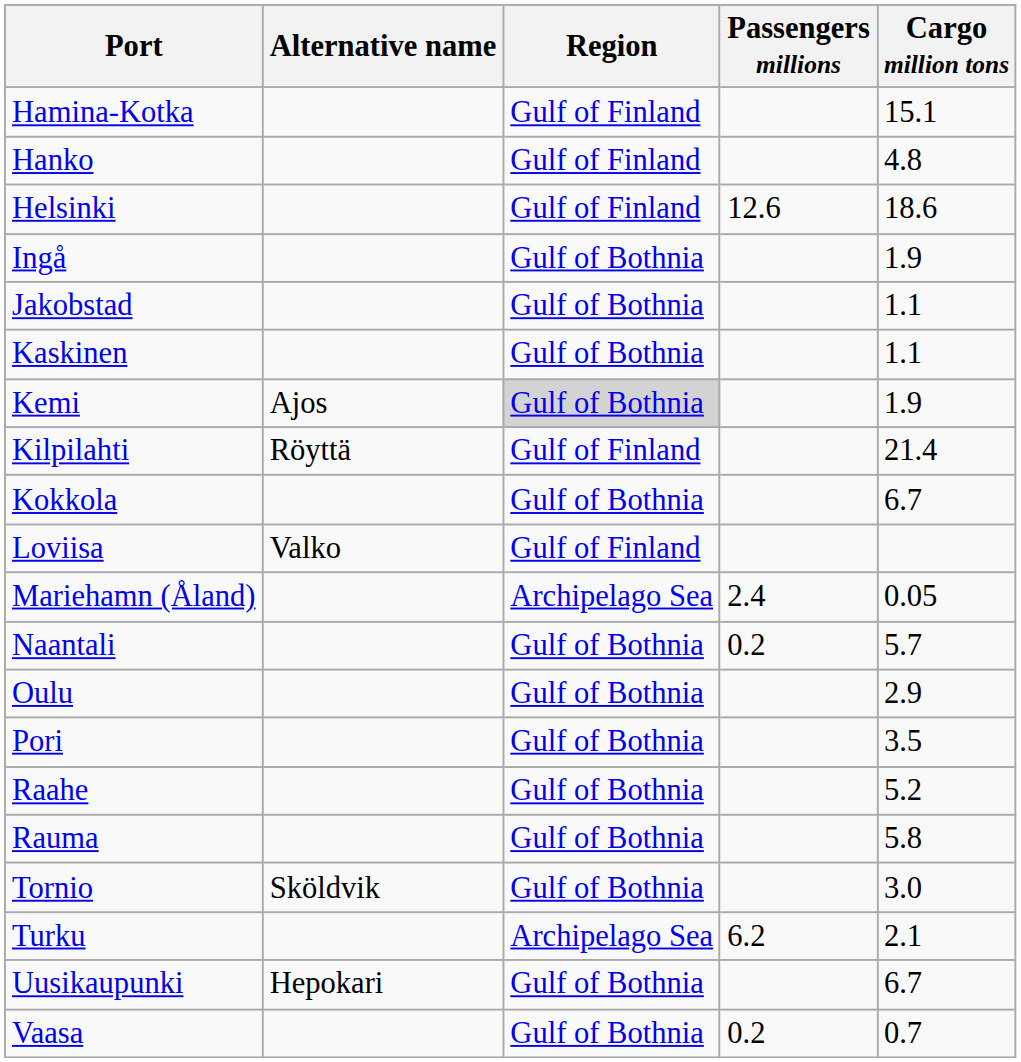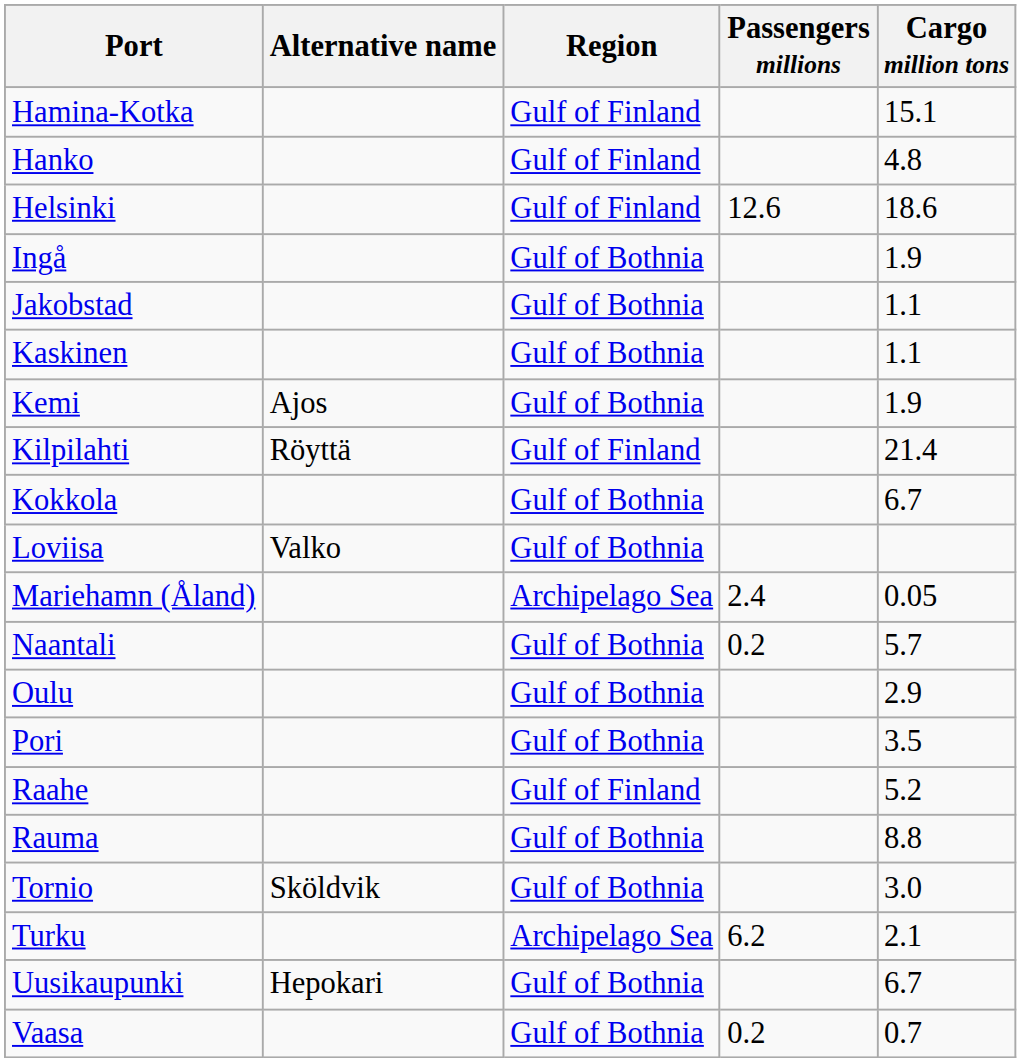(607, 402) lightgrey background -> (607, 402) no background
(605, 547) Gulf of Finland -> (607, 547) Gulf of Bothnia
(607, 790) Gulf of Bothnia -> (605, 790) Gulf of Finland
(903, 838) 5.8 -> (903, 838) 8.8
